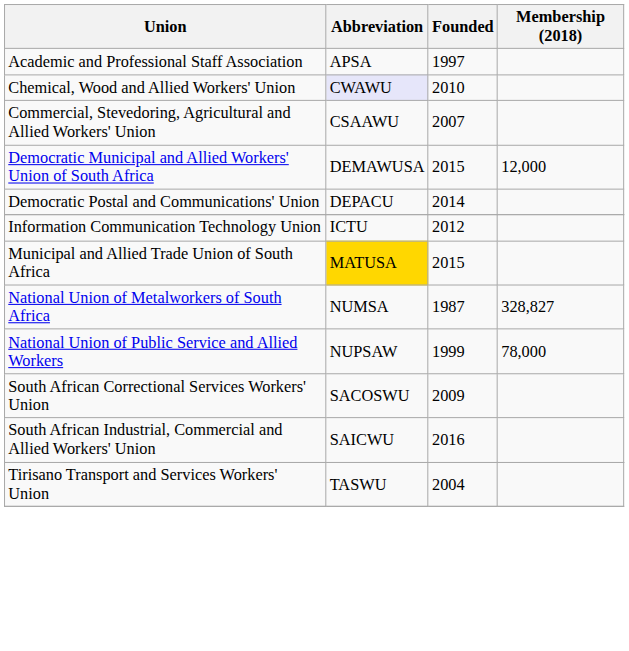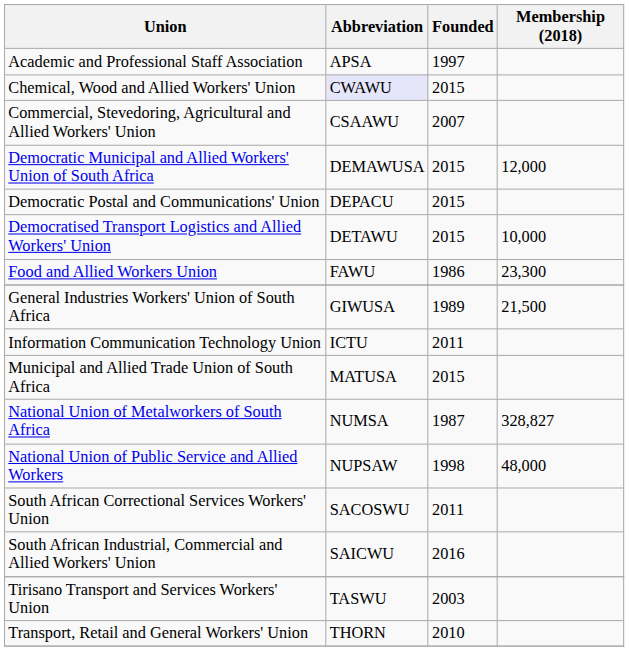(448, 87) 2010 -> (448, 87) 2015
(448, 201) 2014 -> (448, 201) 2015
+ row: (155, 236)
+ row: (113, 272)
+ row: (151, 307)
(448, 227) 2012 -> (448, 342) 2011
(363, 262) gold background -> (363, 377) no background
(448, 351) 1999 -> (448, 465) 1998
(524, 351) 78,000 -> (524, 465) 48,000
(448, 395) 2009 -> (448, 509) 2011
(448, 484) 2004 -> (448, 598) 2003
+ row: (158, 633)
